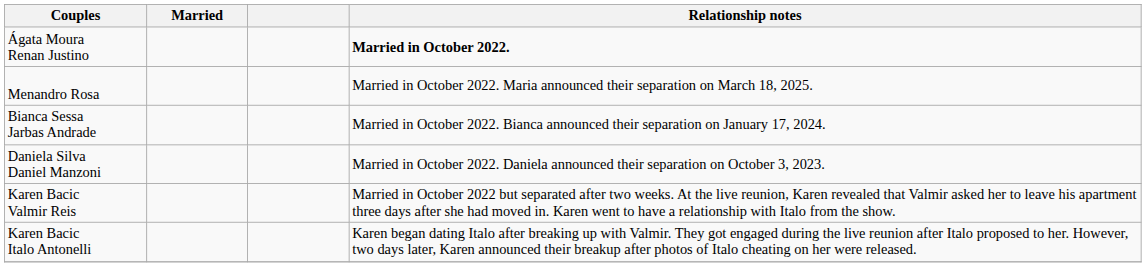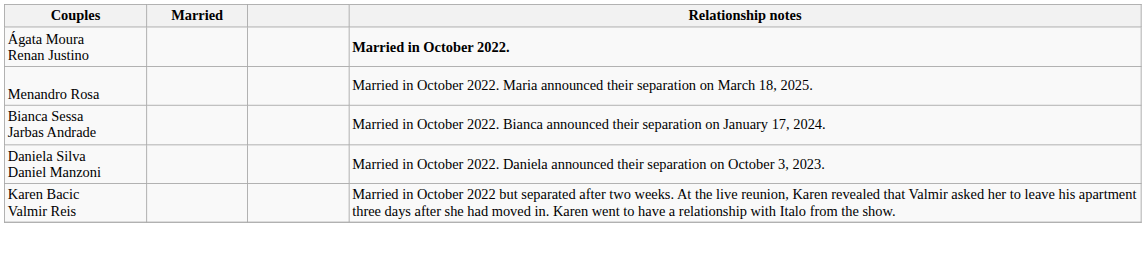- row: (50, 242)
